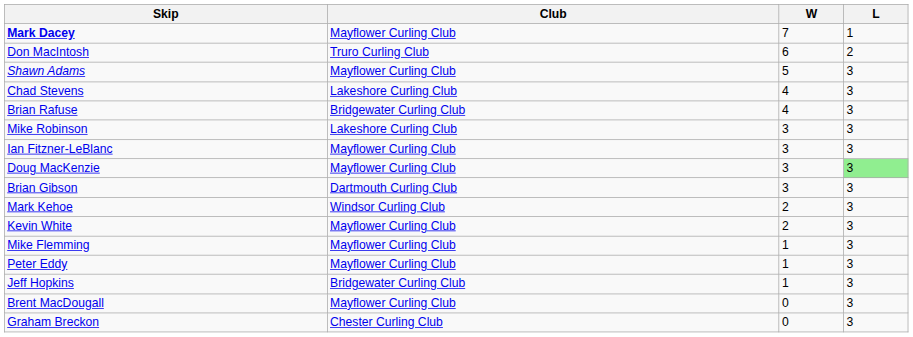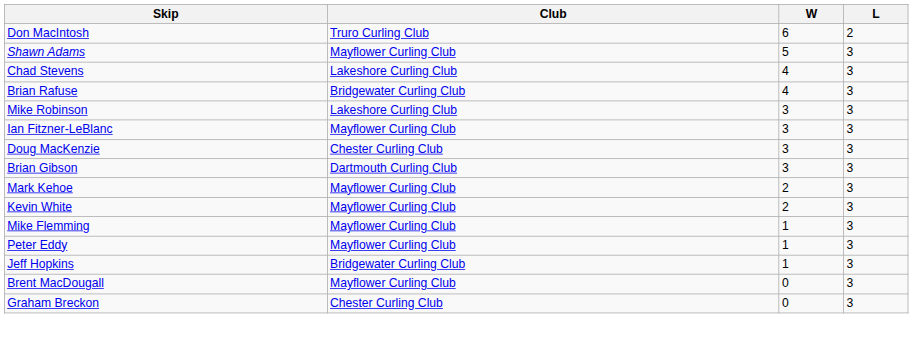- row: (41, 33)
(393, 168) Mayflower Curling Club -> (386, 149) Chester Curling Club
(850, 168) lightgreen background -> (850, 149) no background
(387, 206) Windsor Curling Club -> (393, 187) Mayflower Curling Club
